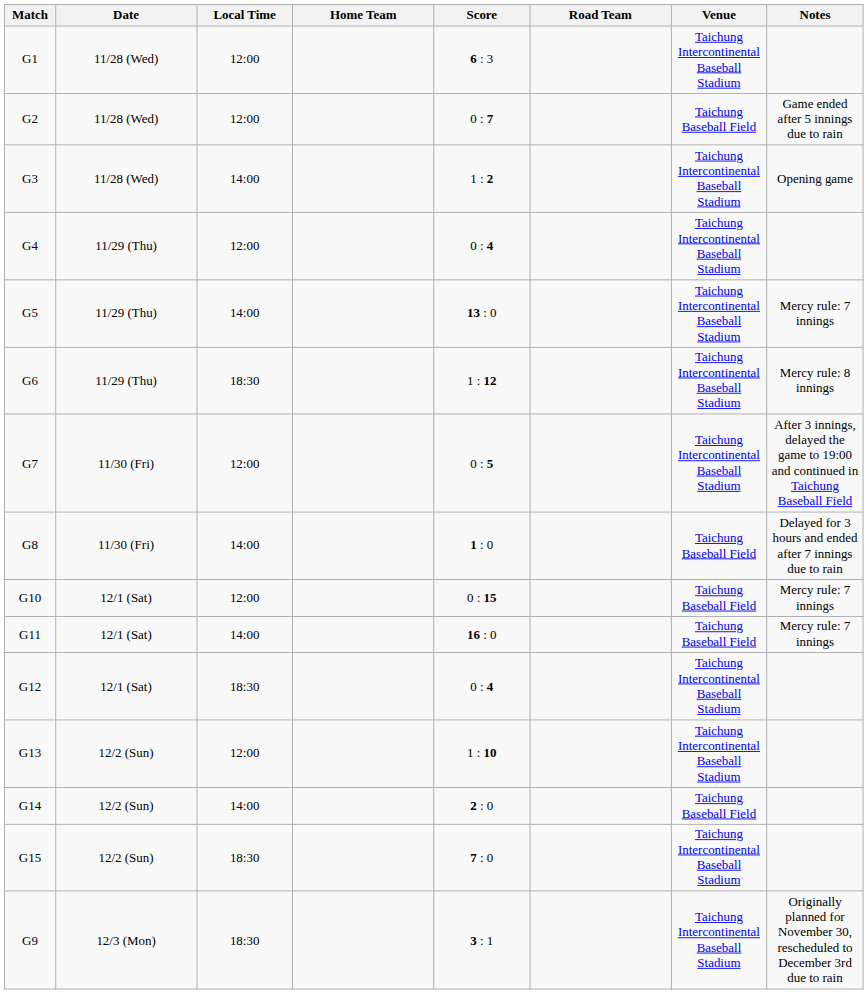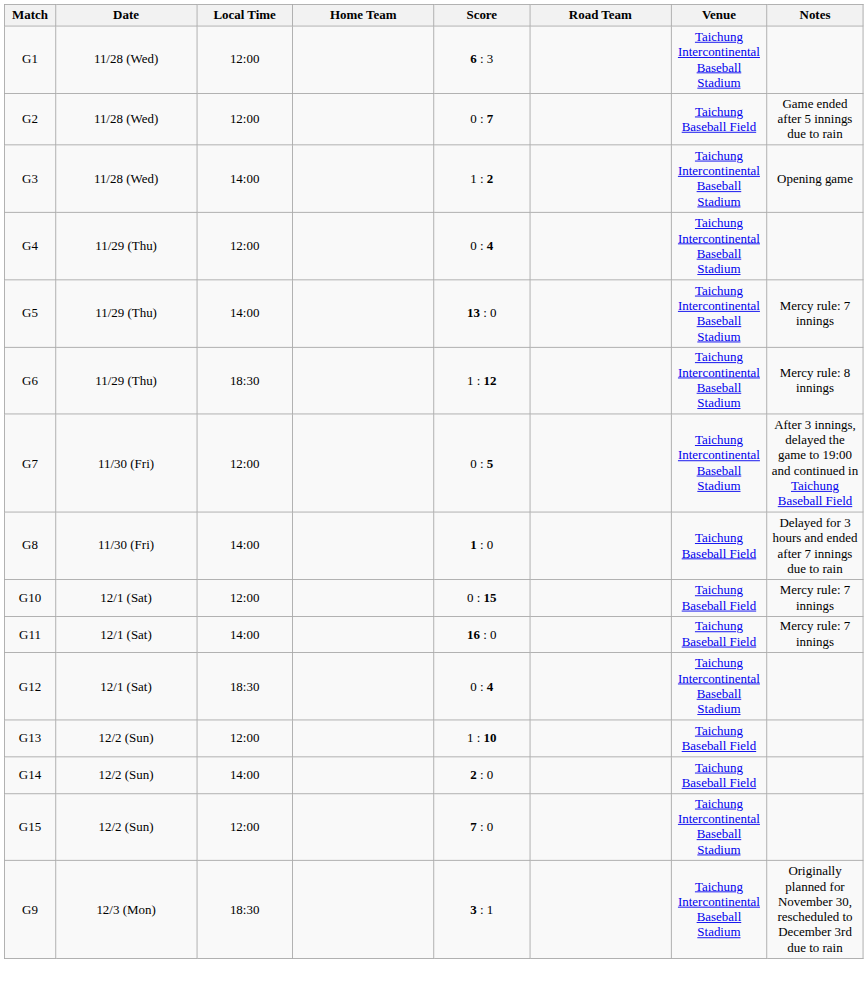(719, 754) Taichung Intercontinental Baseball Stadium -> (719, 738) Taichung Baseball Field
(245, 857) 18:30 -> (245, 827) 12:00
